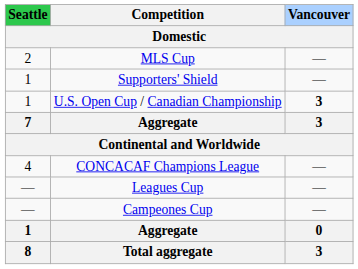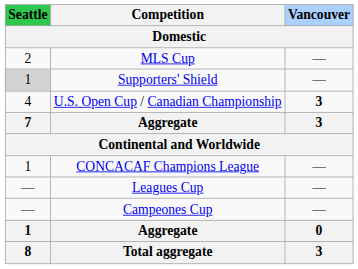(28, 79) no background -> (28, 79) lightgrey background
(28, 101) 1 -> (28, 101) 4
(28, 166) 4 -> (28, 166) 1
